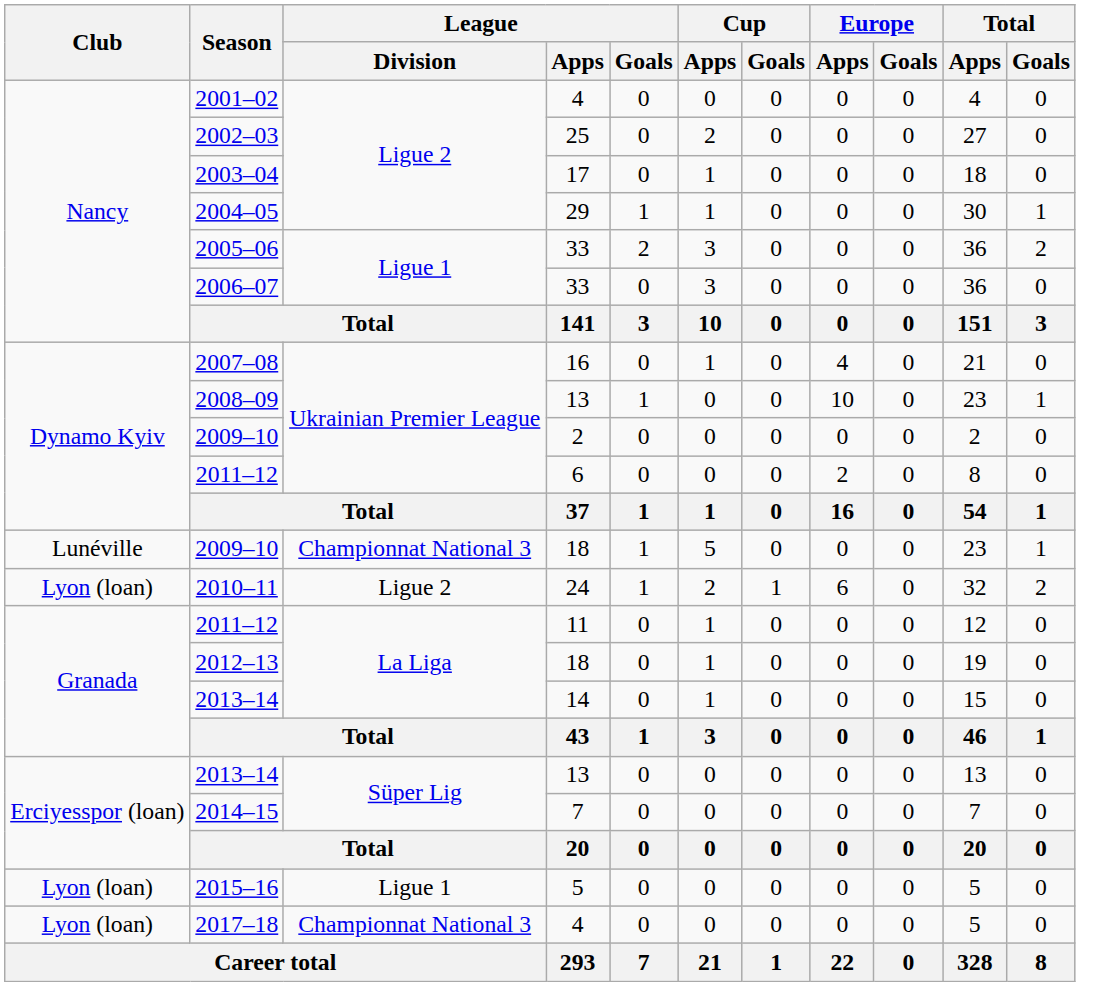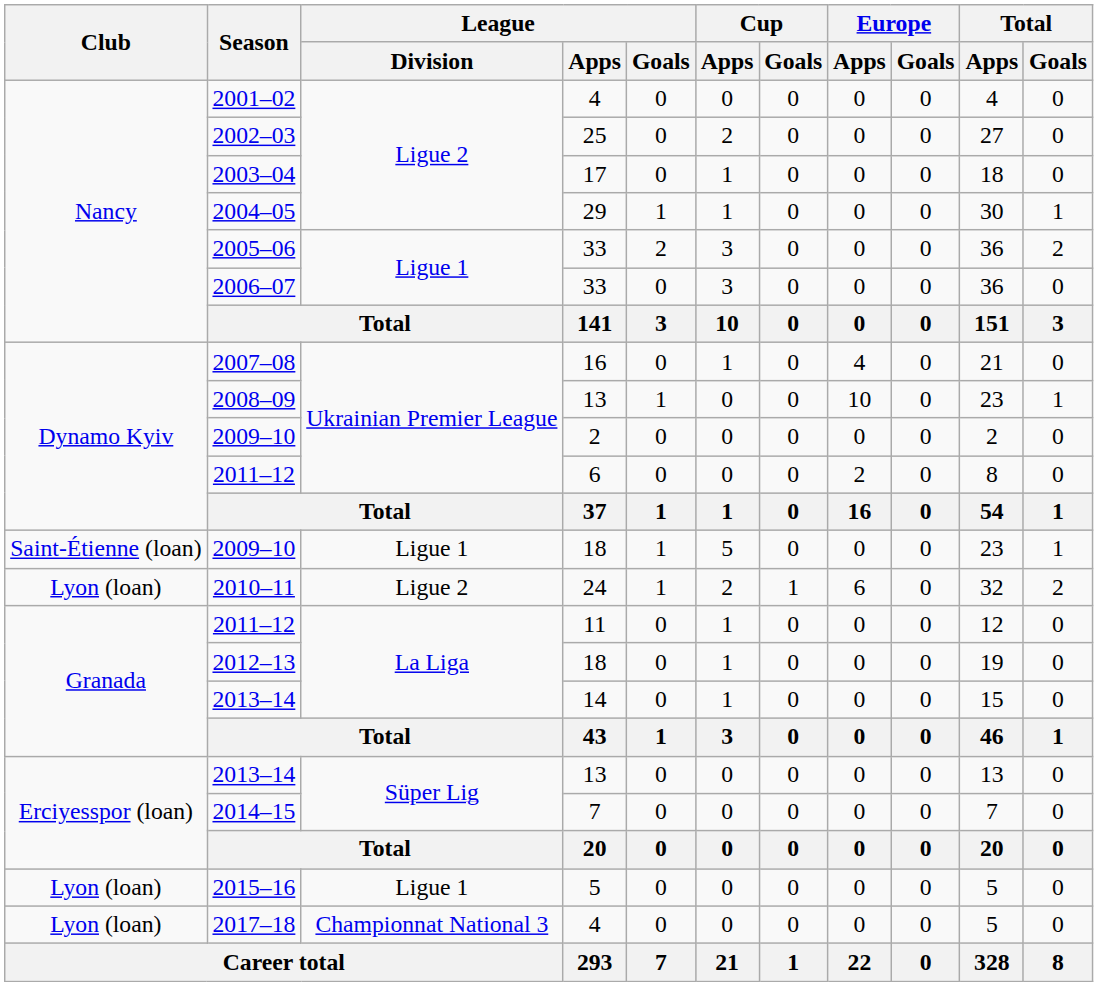(97, 549) Lunéville -> (106, 549) Saint-Étienne (loan)
(415, 549) Championnat National 3 -> (432, 549) Ligue 1
